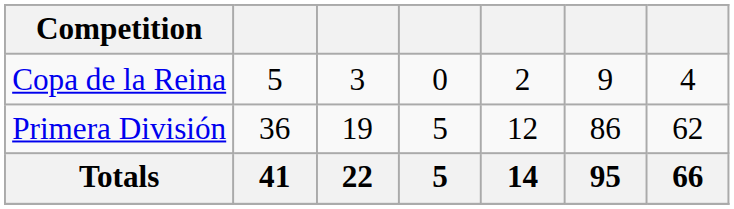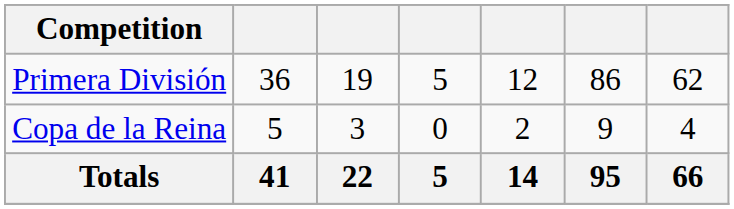rows swapped: (119, 128) <-> (119, 78)
